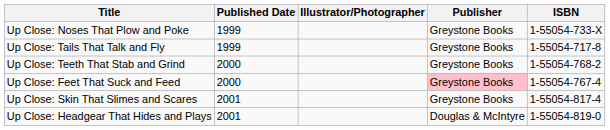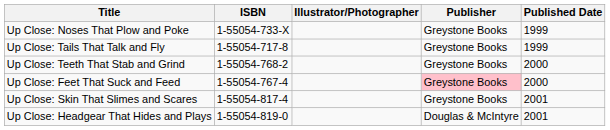columns swapped: (256, 13) <-> (566, 13)
